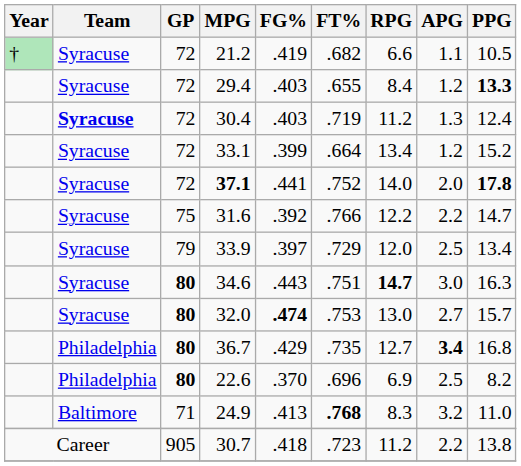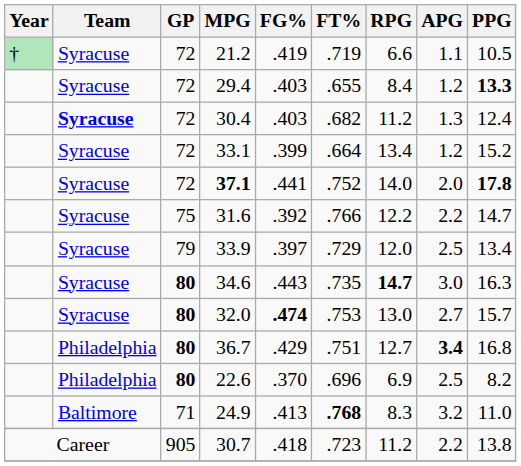(344, 53) .682 -> (344, 53) .719
(344, 118) .719 -> (344, 118) .682
(344, 281) .751 -> (344, 281) .735
(344, 346) .735 -> (344, 346) .751
